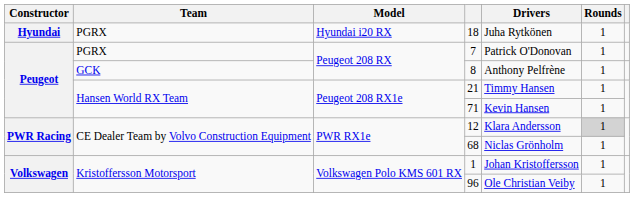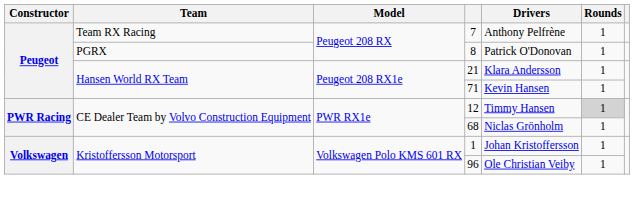- row: (473, 32)
(92, 51) PGRX -> (116, 32) Team RX Racing
(528, 51) Patrick O'Donovan -> (525, 32) Anthony Pelfrène
(88, 70) GCK -> (92, 51) PGRX
(525, 70) Anthony Pelfrène -> (528, 51) Patrick O'Donovan
(519, 88) Timmy Hansen -> (522, 70) Klara Andersson
(522, 126) Klara Andersson -> (519, 107) Timmy Hansen
